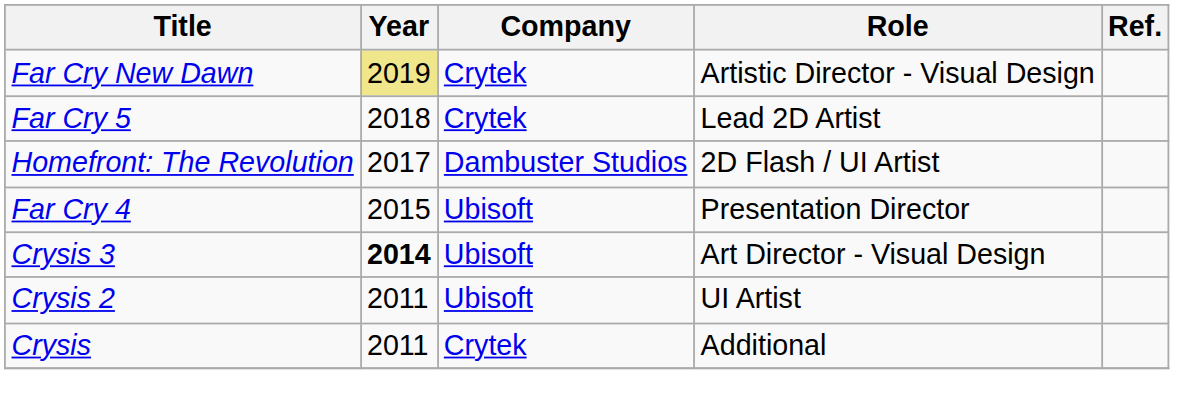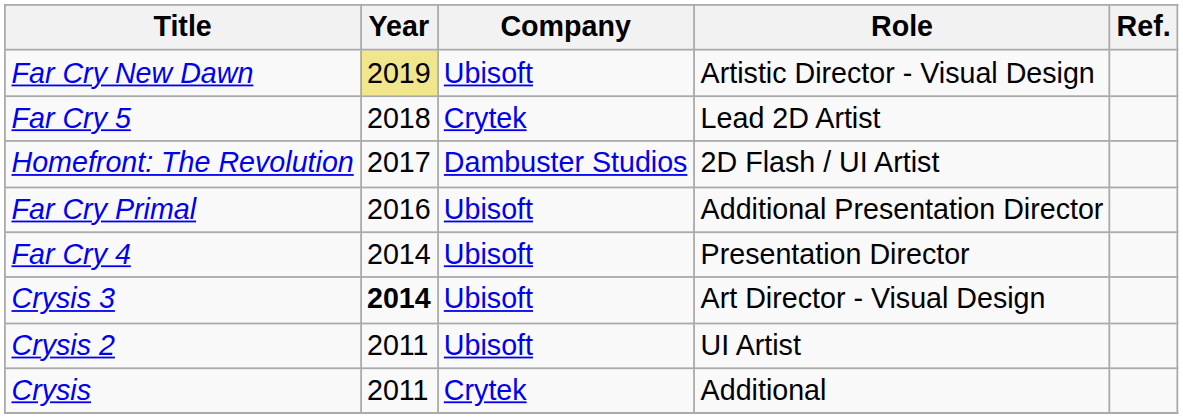(485, 72) Crytek -> (488, 72) Ubisoft
+ row: (104, 208)
(399, 208) 2015 -> (399, 254) 2014
